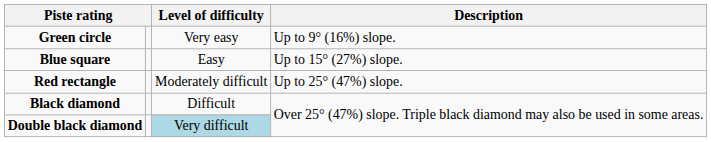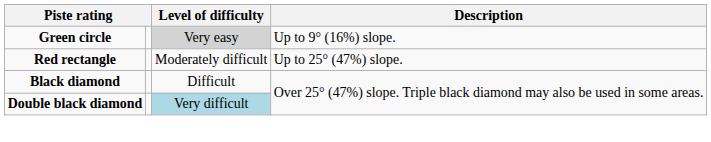(211, 37) no background -> (211, 37) lightgrey background
- row: (75, 59)
